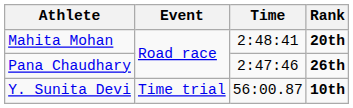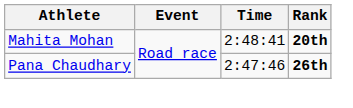- row: (70, 90)
